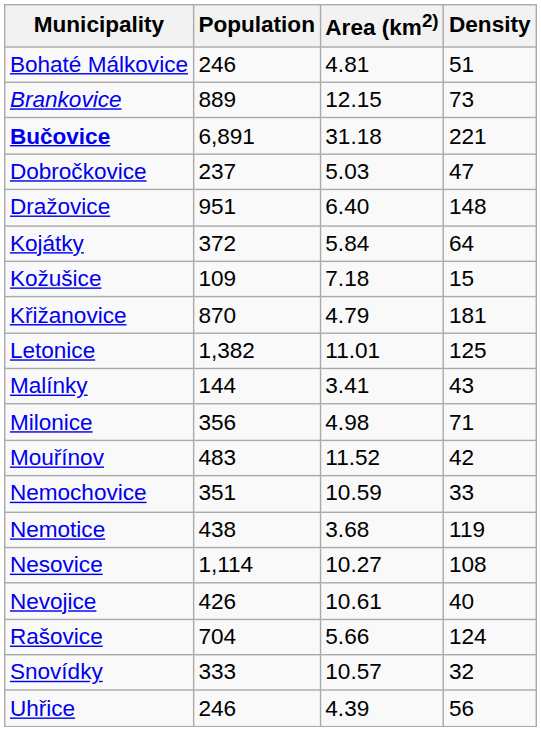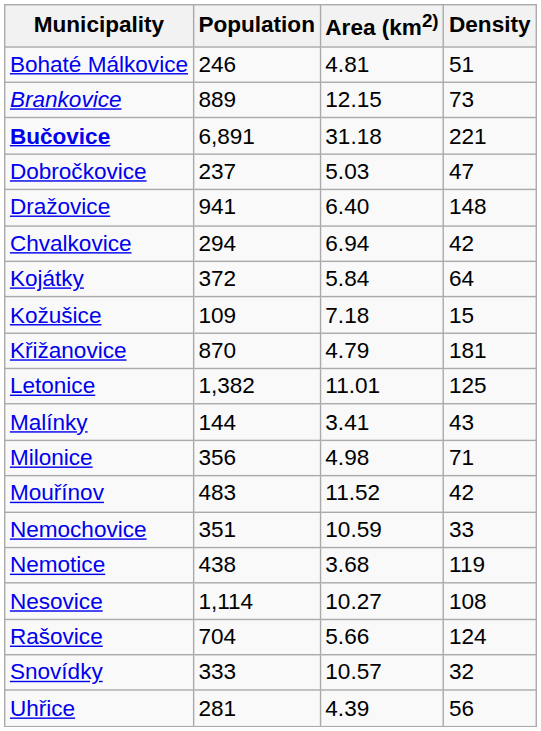(217, 207) 951 -> (217, 207) 941
+ row: (71, 243)
- row: (53, 600)
(217, 708) 246 -> (217, 708) 281
